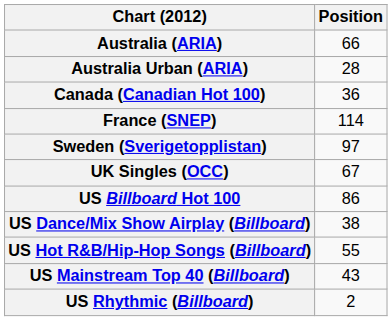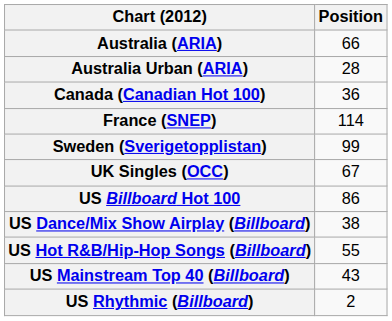(351, 146) 97 -> (351, 146) 99
